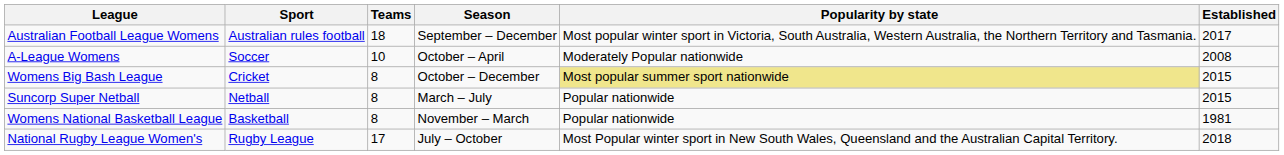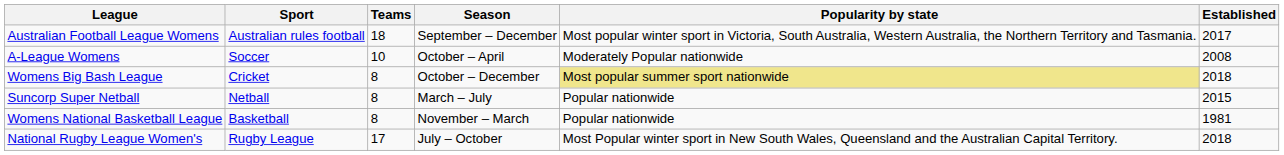(1217, 77) 2015 -> (1217, 77) 2018
